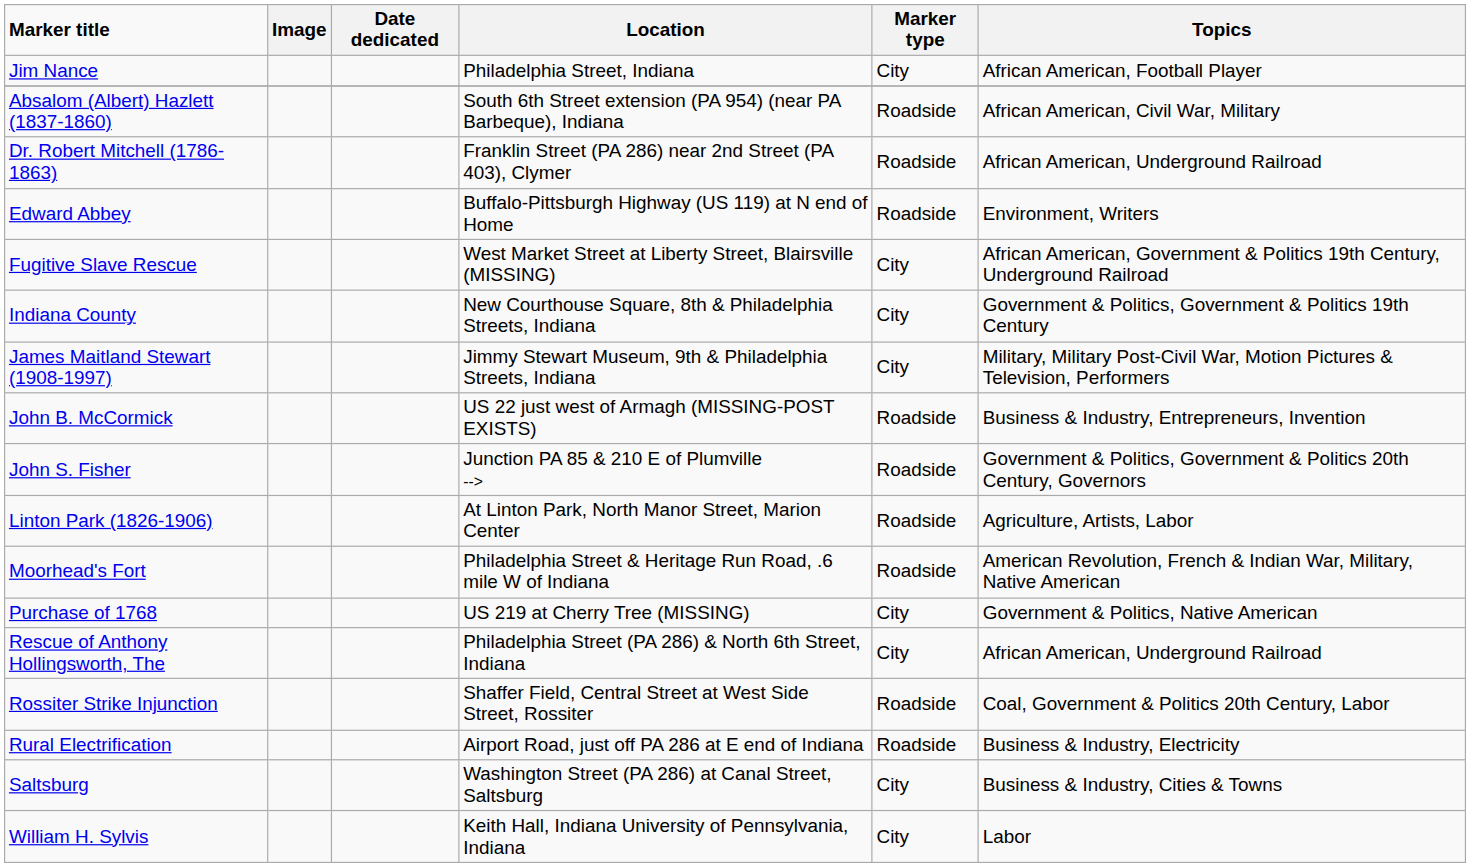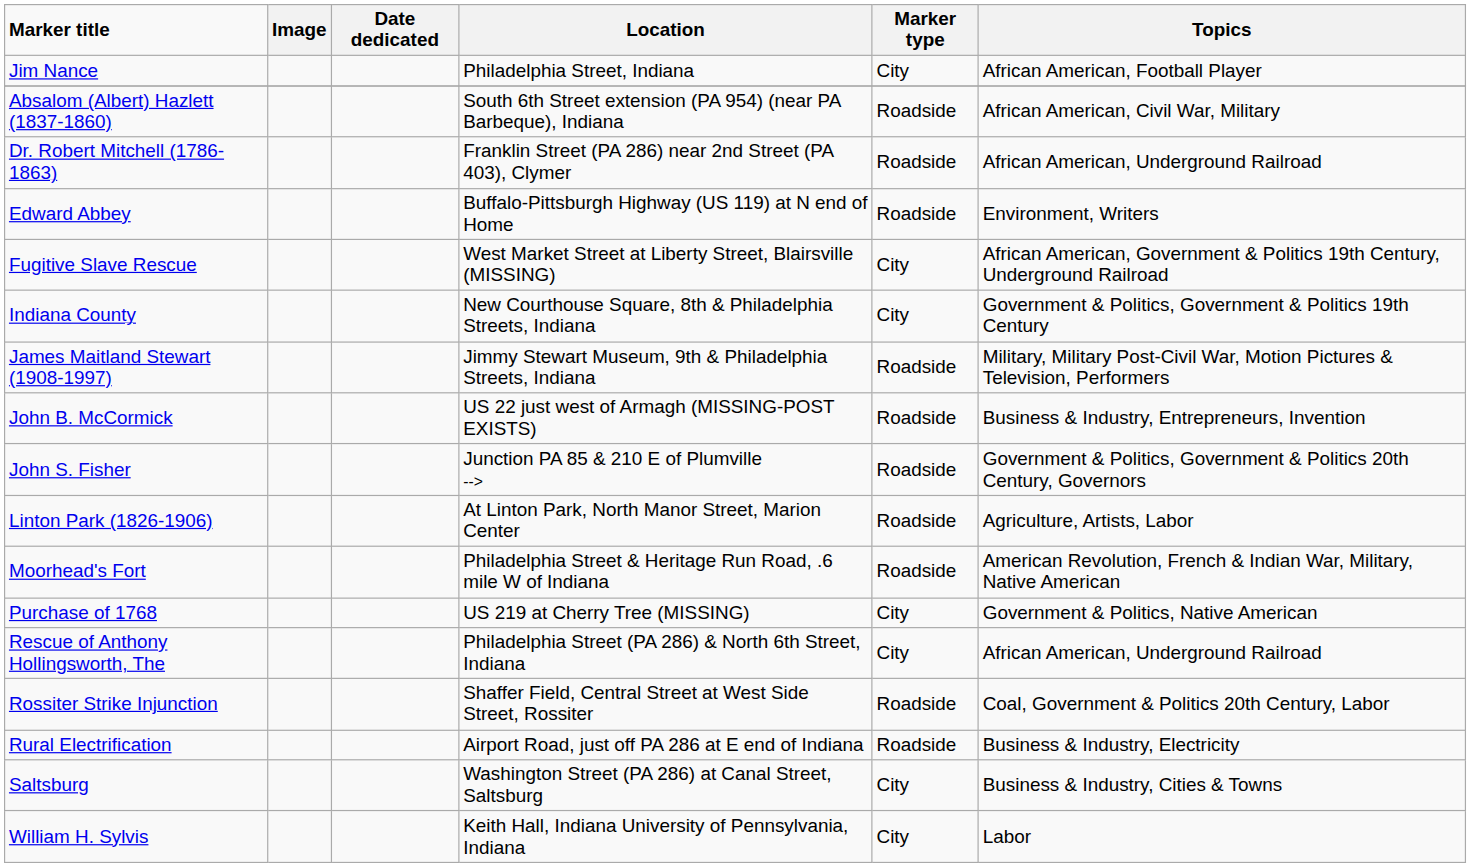(893, 367) City -> (916, 367) Roadside
